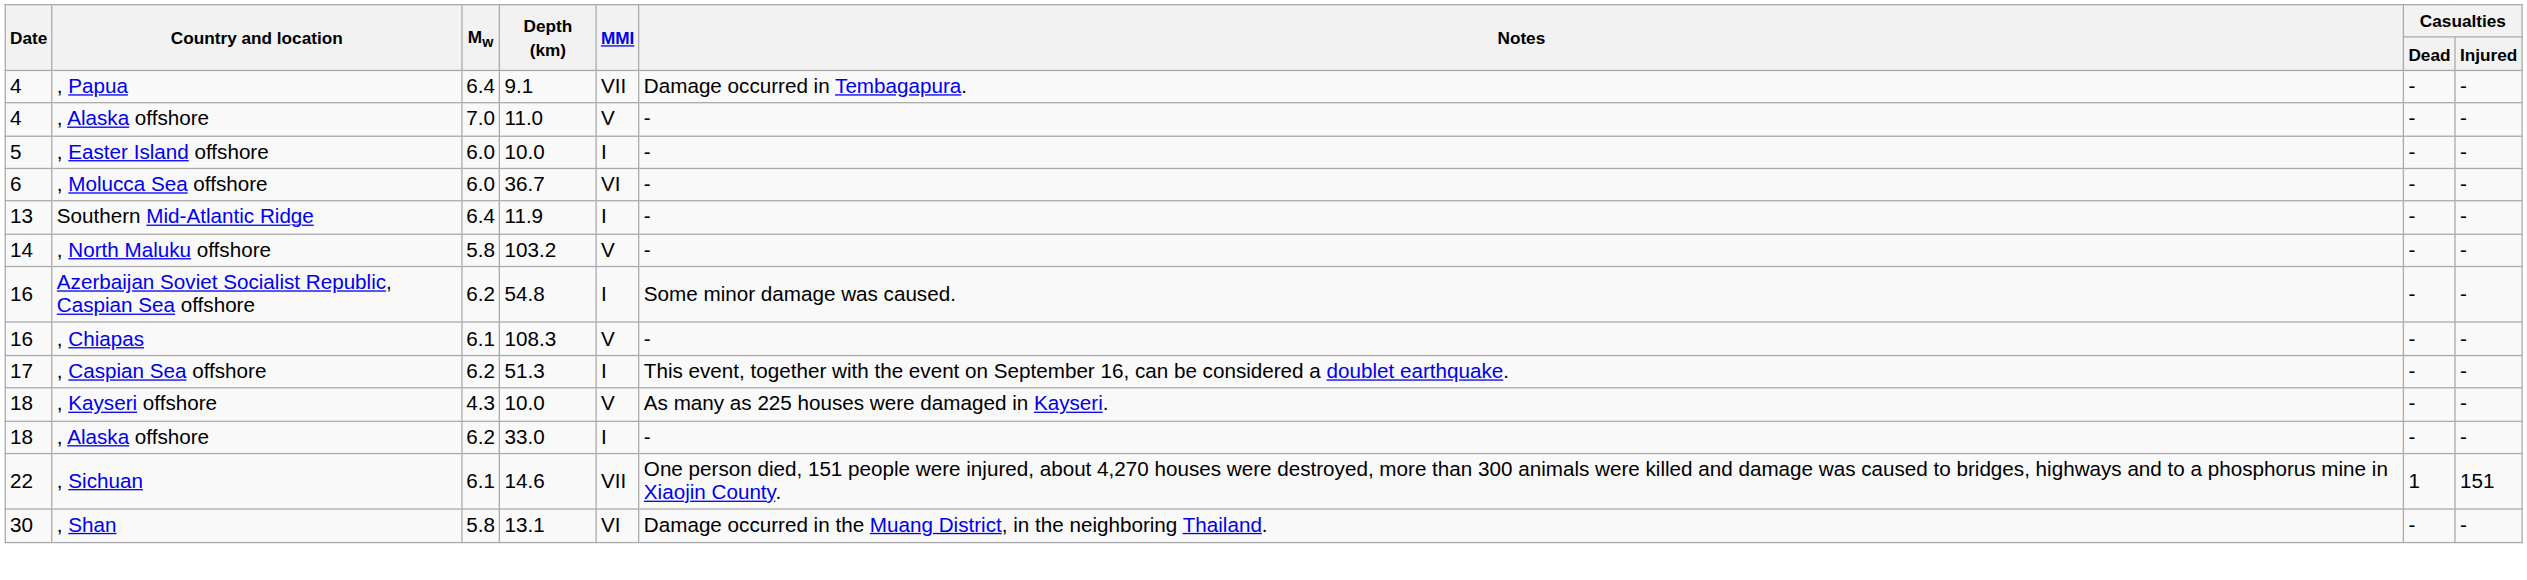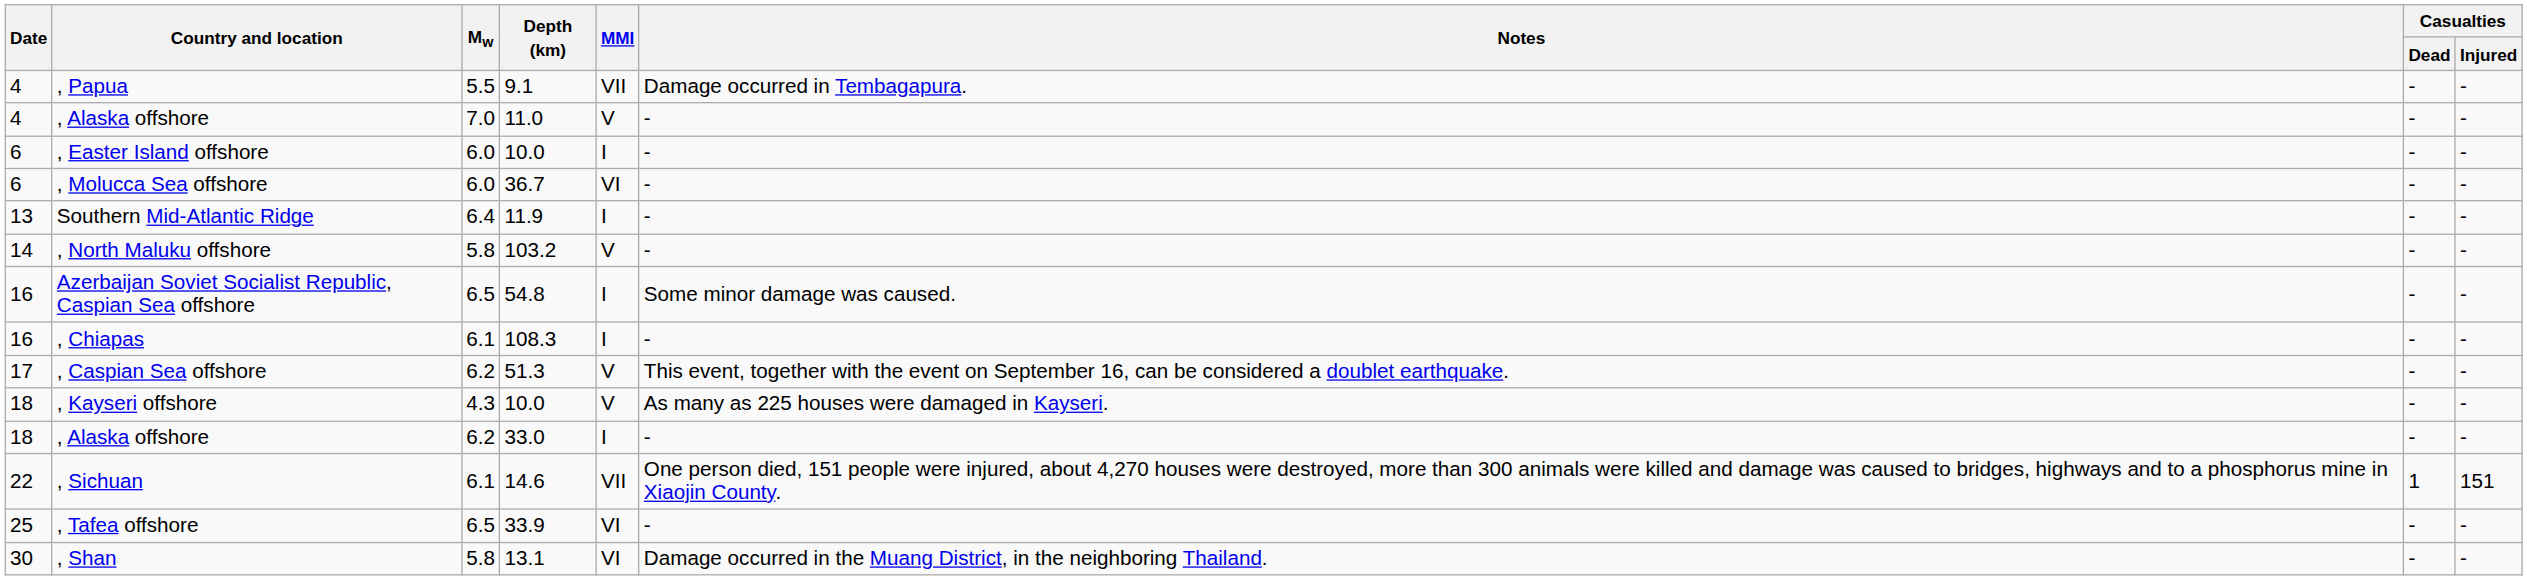(481, 86) 6.4 -> (481, 86) 5.5
(16, 151) 5 -> (16, 151) 6
(481, 294) 6.2 -> (481, 294) 6.5
(608, 338) V -> (604, 338) I
(604, 371) I -> (608, 371) V
+ row: (128, 525)
